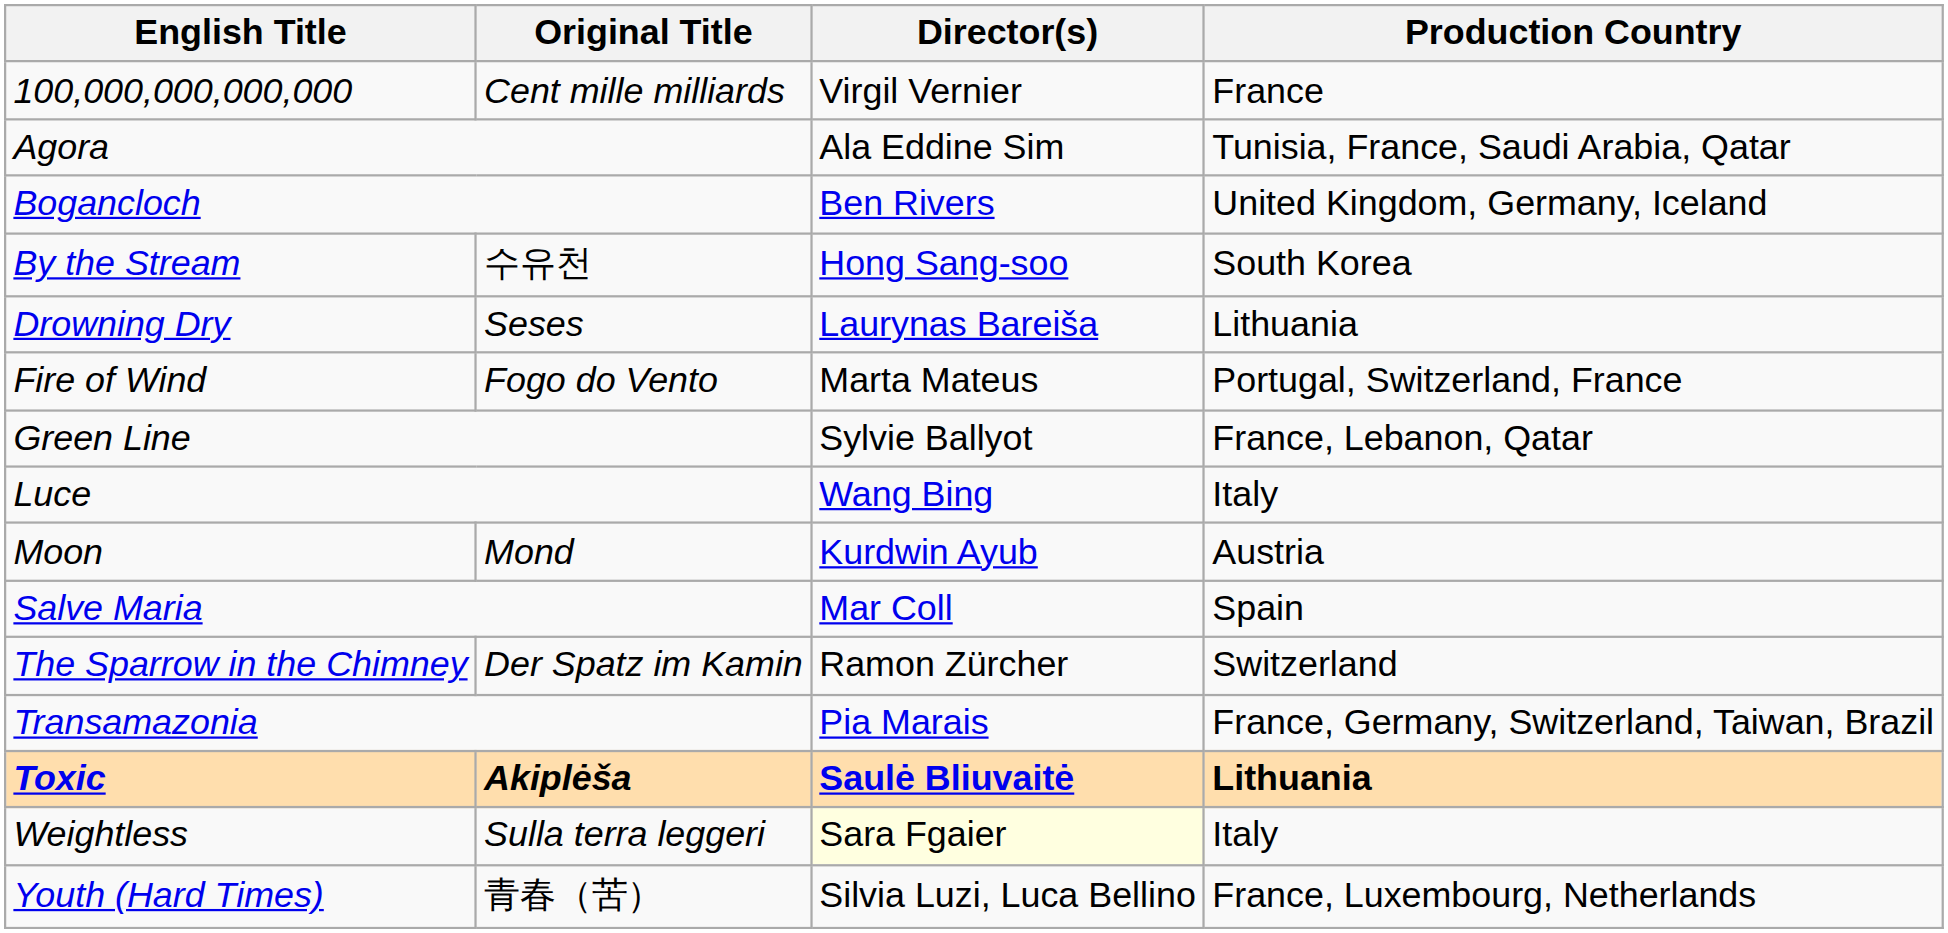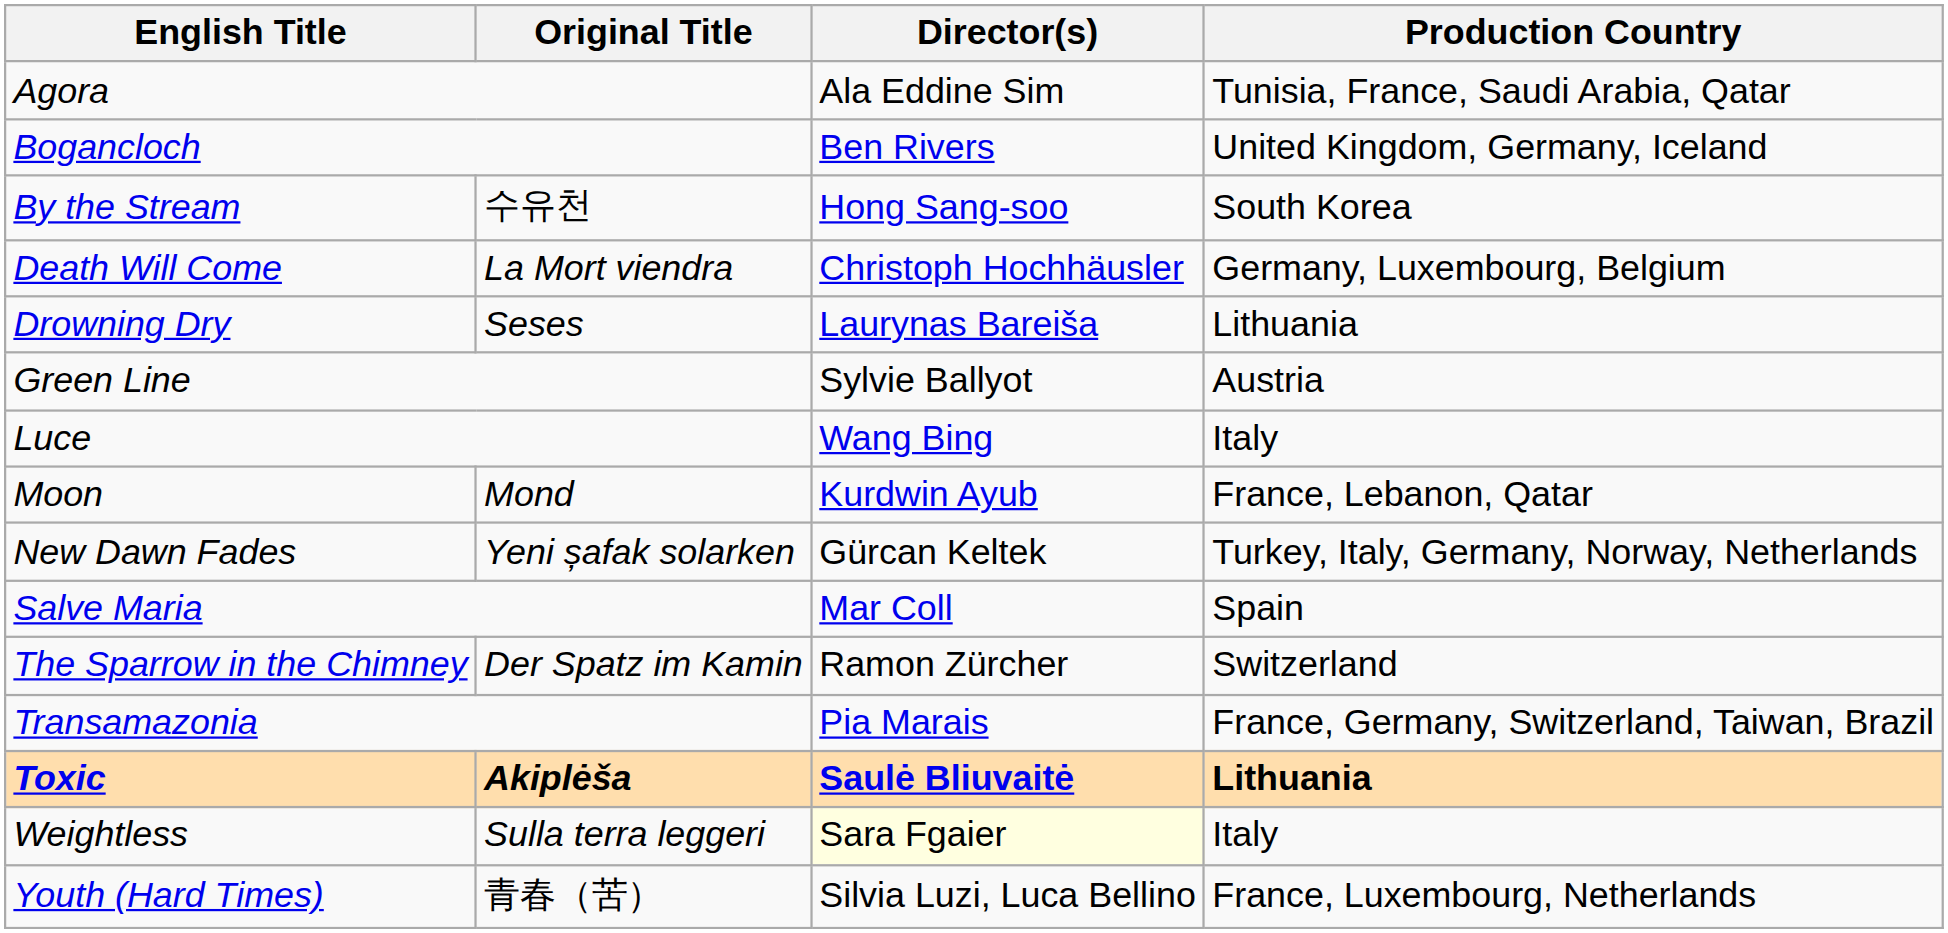- row: (183, 89)
+ row: (148, 266)
- row: (110, 380)
(1403, 437) France, Lebanon, Qatar -> (1268, 380) Austria
(1268, 551) Austria -> (1403, 494) France, Lebanon, Qatar
+ row: (155, 551)
